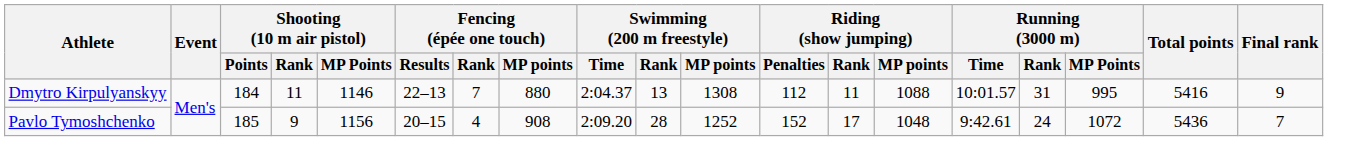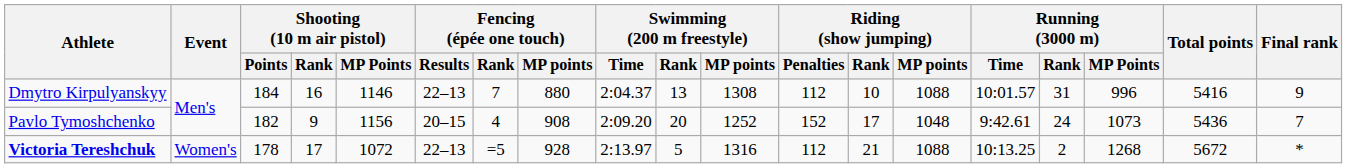(294, 93) 11 -> (314, 93) 16
(851, 93) 11 -> (871, 93) 10
(1104, 93) 995 -> (1124, 93) 996
(246, 121) 185 -> (266, 121) 182
(659, 121) 28 -> (678, 121) 20
(1104, 121) 1072 -> (1124, 121) 1073
+ row: (82, 149)
